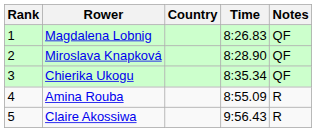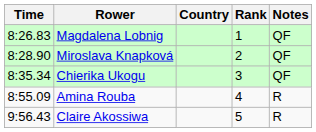columns swapped: (23, 14) <-> (245, 14)
